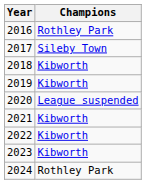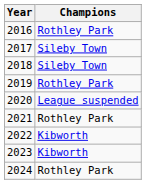(63, 66) Kibworth -> (72, 66) Sileby Town
(63, 83) Kibworth -> (75, 83) Rothley Park
(63, 118) Kibworth -> (75, 118) Rothley Park
